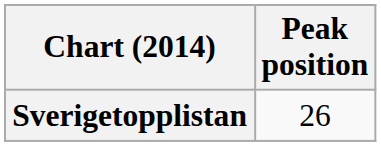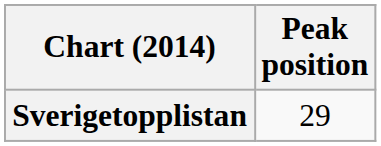(315, 114) 26 -> (315, 114) 29
